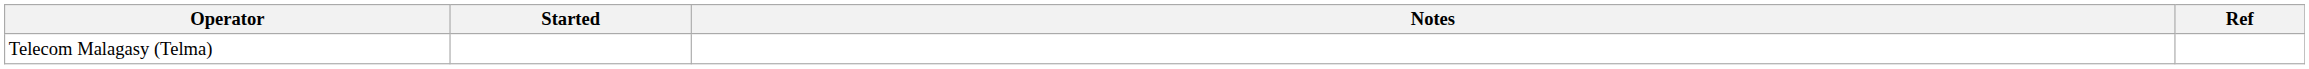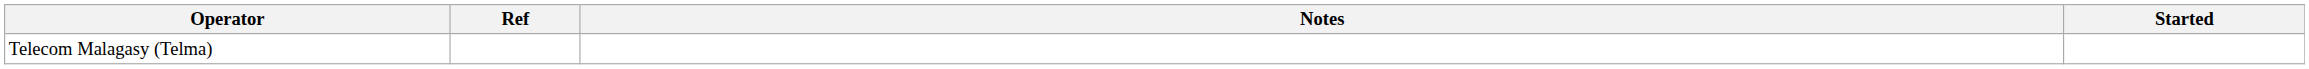columns swapped: (571, 19) <-> (2240, 19)
